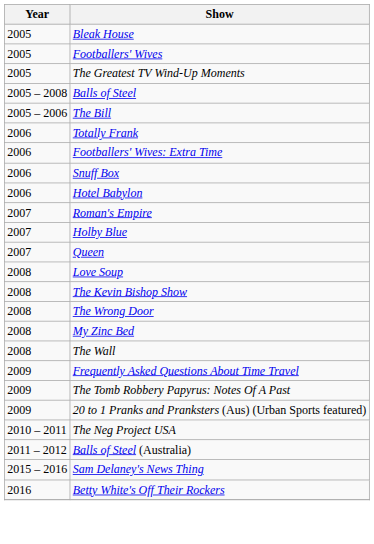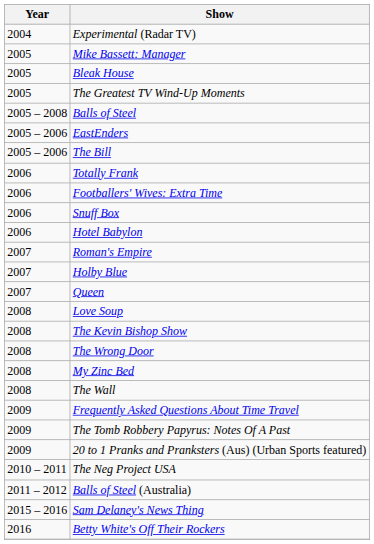+ row: (134, 34)
+ row: (129, 54)
- row: (118, 54)
+ row: (100, 133)
